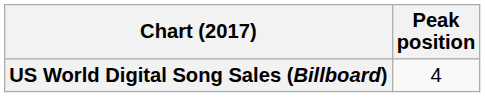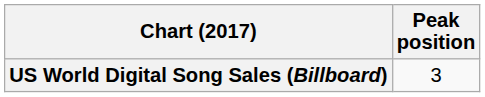(436, 75) 4 -> (436, 75) 3
